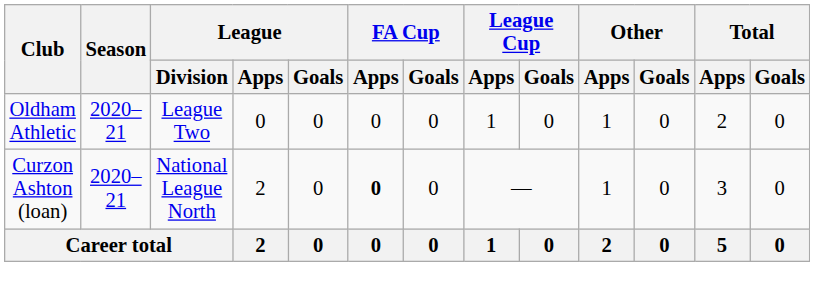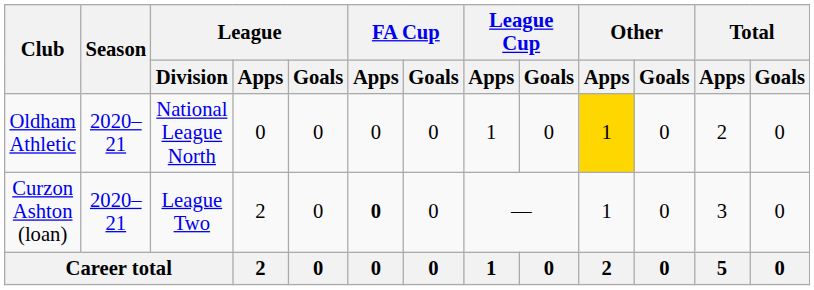(192, 121) League Two -> (192, 132) National League North
(607, 121) no background -> (607, 132) gold background
(192, 188) National League North -> (192, 211) League Two
